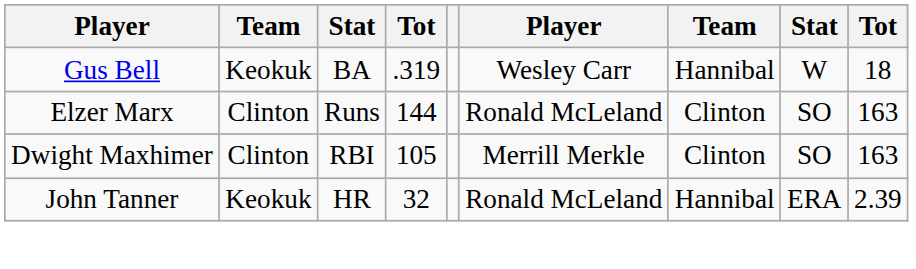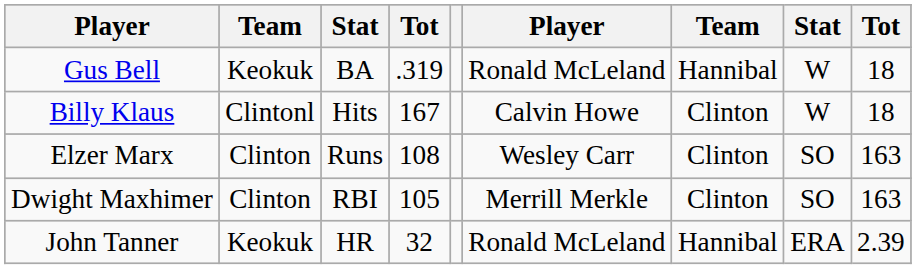(564, 69) Wesley Carr -> (567, 69) Ronald McLeland
+ row: (112, 112)
(416, 112) 144 -> (419, 155) 108
(564, 112) Ronald McLeland -> (567, 155) Wesley Carr
